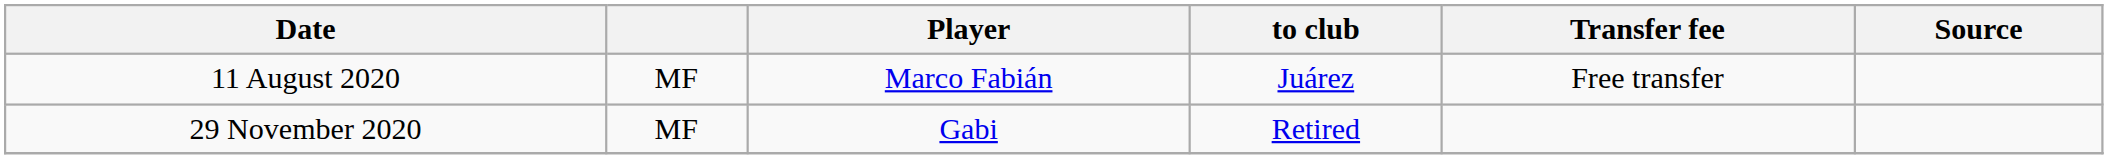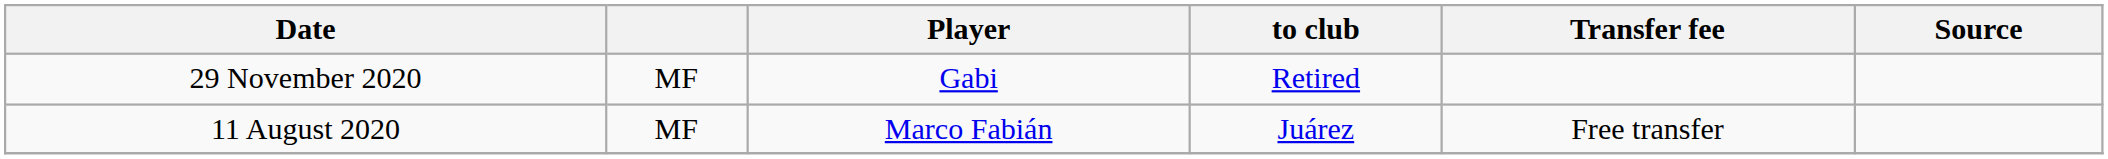rows swapped: (306, 78) <-> (306, 128)
